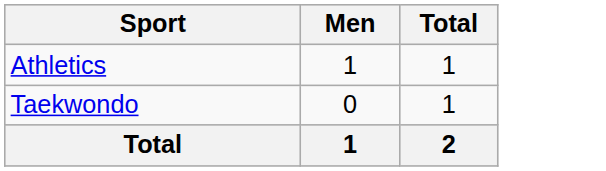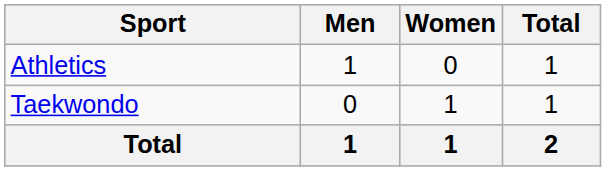+ column: (451, 24)
